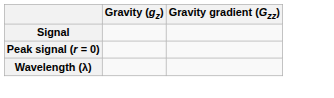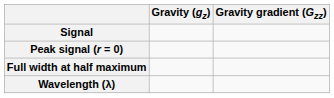+ row: (77, 67)
